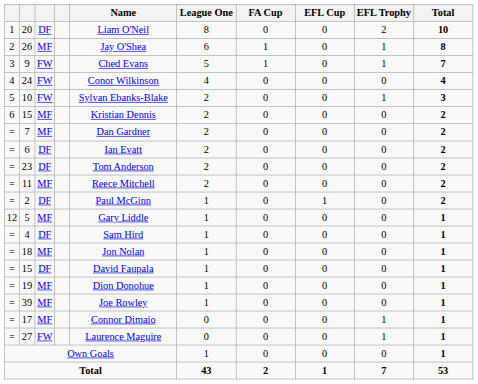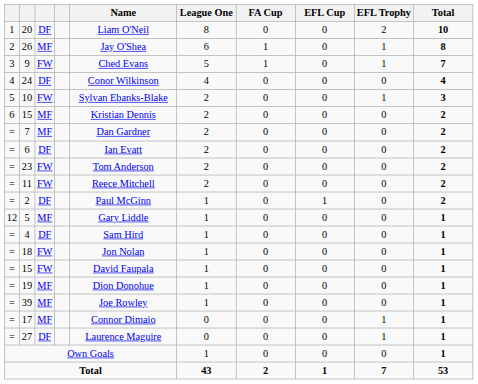(45, 81) FW -> (45, 81) DF
(45, 166) DF -> (45, 166) FW
(45, 183) MF -> (45, 183) FW
(45, 251) MF -> (45, 251) FW
(45, 268) DF -> (45, 268) FW
(45, 337) FW -> (45, 337) DF
